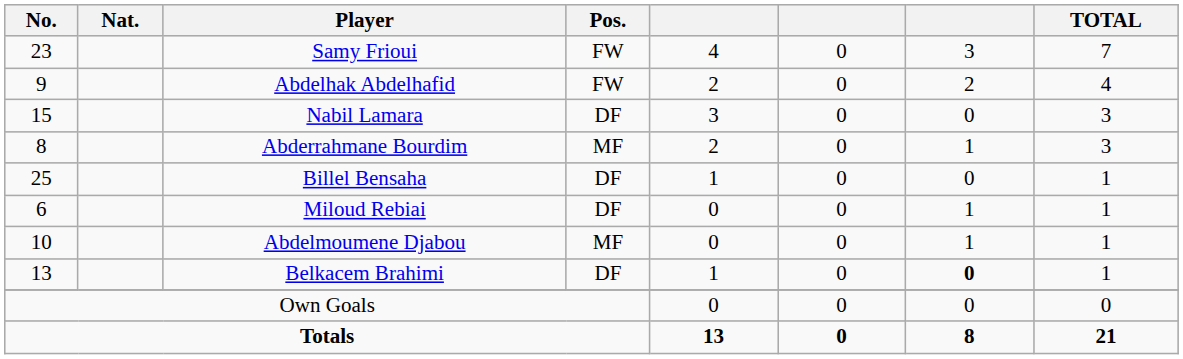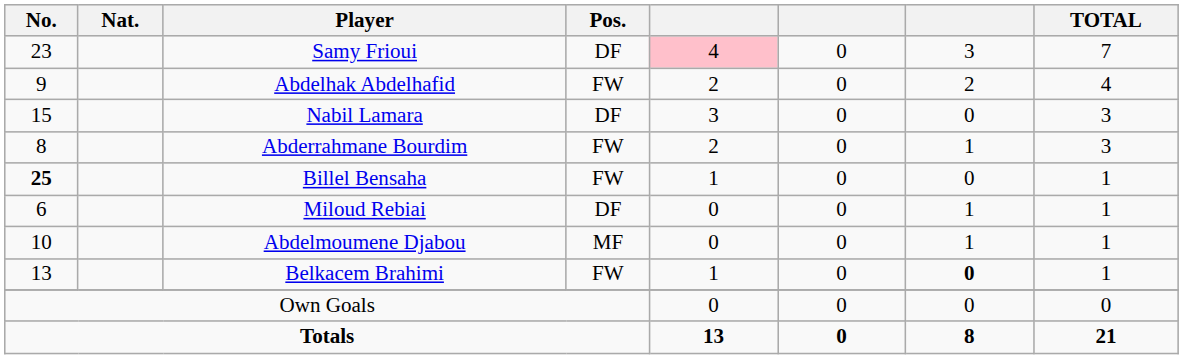(608, 51) FW -> (608, 51) DF
(714, 51) no background -> (714, 51) pink background
(608, 146) MF -> (608, 146) FW
(41, 178) normal -> (41, 178) bold
(608, 178) DF -> (608, 178) FW
(608, 273) DF -> (608, 273) FW
